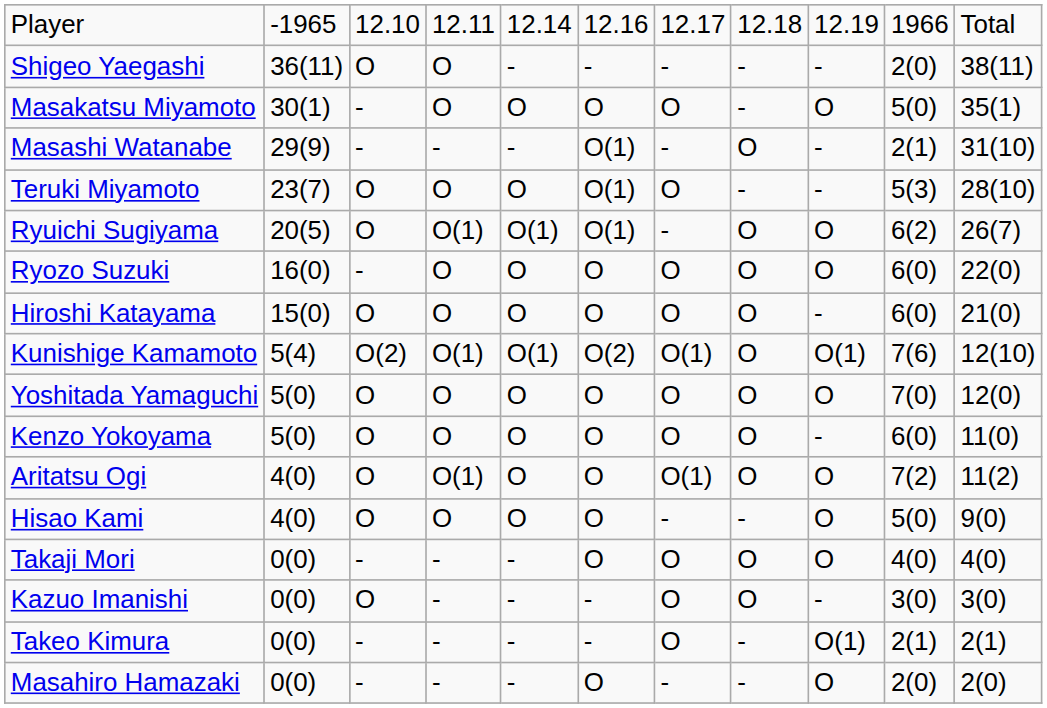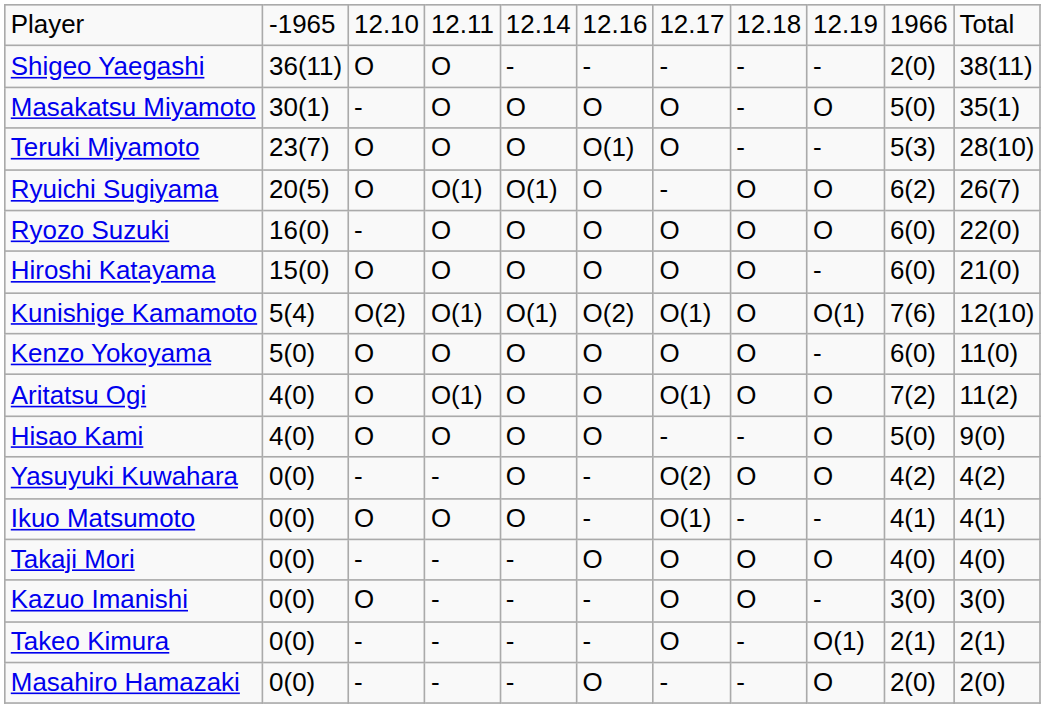- row: (121, 148)
(610, 230) O(1) -> (593, 189) O
- row: (134, 395)
+ row: (124, 477)
+ row: (103, 518)
